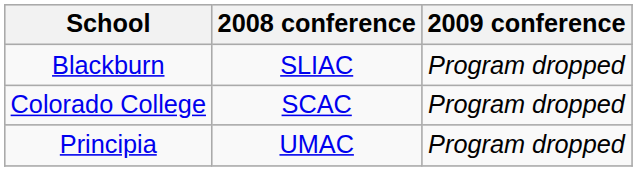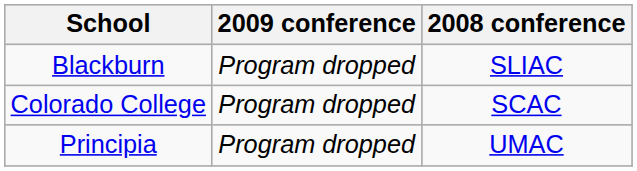columns swapped: (317, 24) <-> (526, 24)
